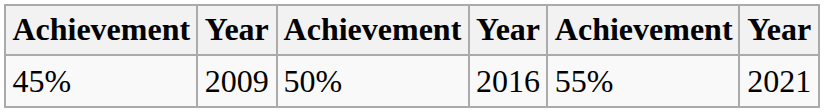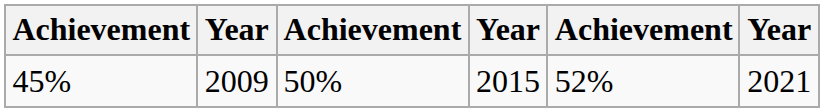(508, 80) 2016 -> (508, 80) 2015
(584, 80) 55% -> (584, 80) 52%
